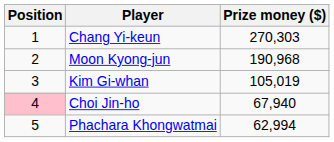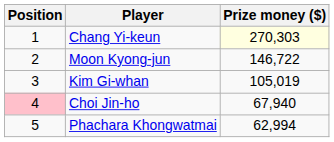(275, 37) no background -> (275, 37) lightyellow background
(275, 59) 190,968 -> (275, 59) 146,722
